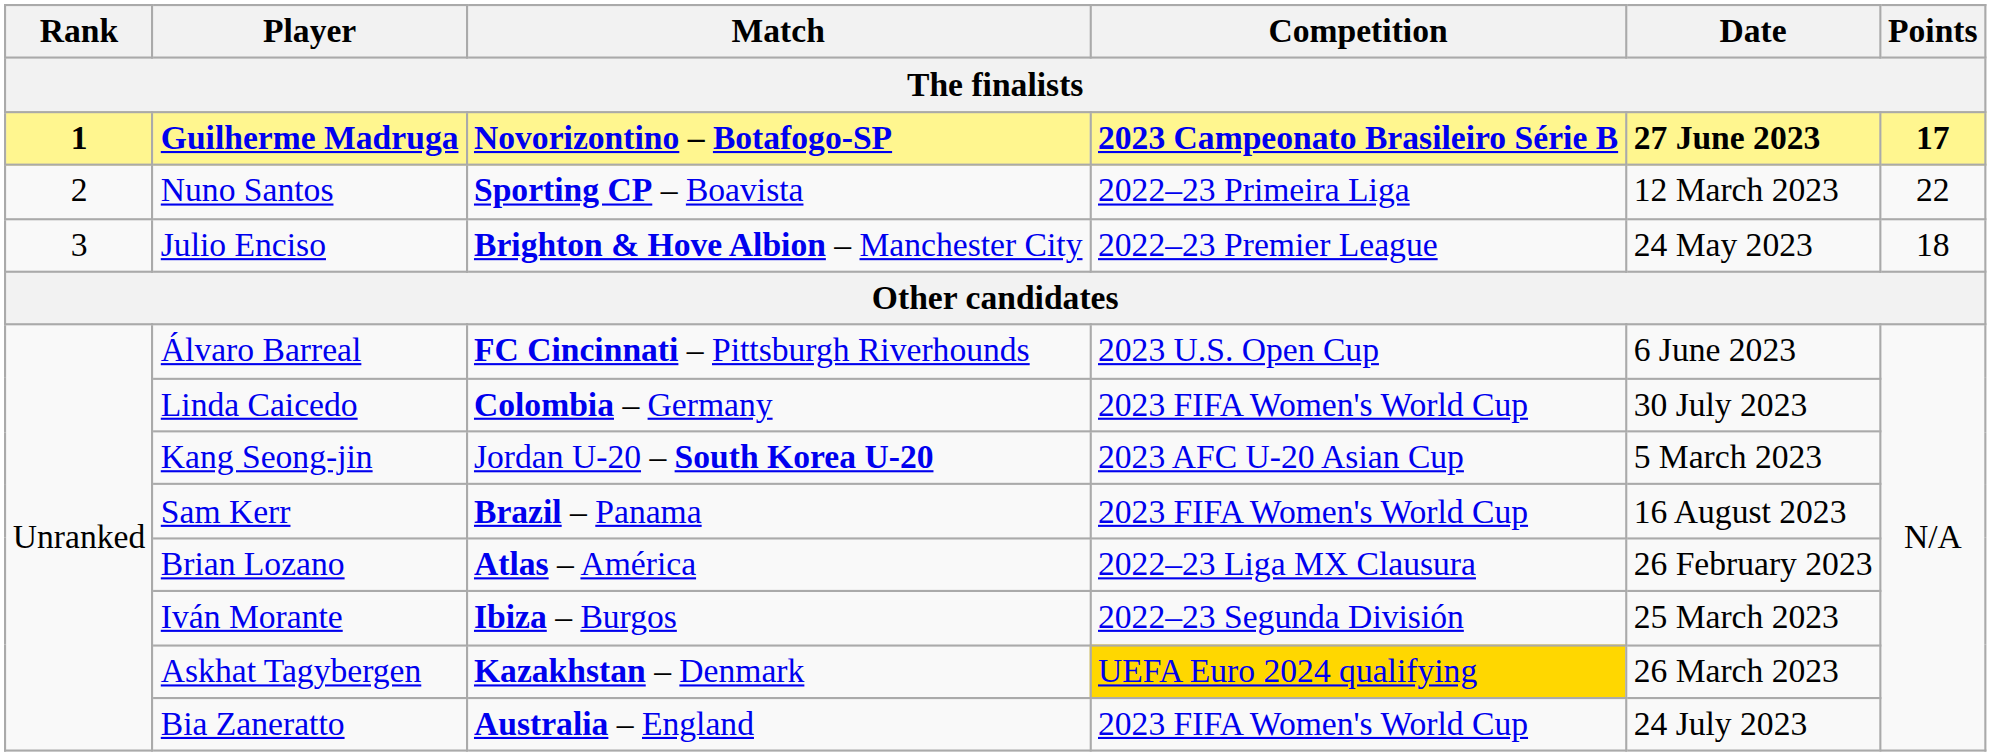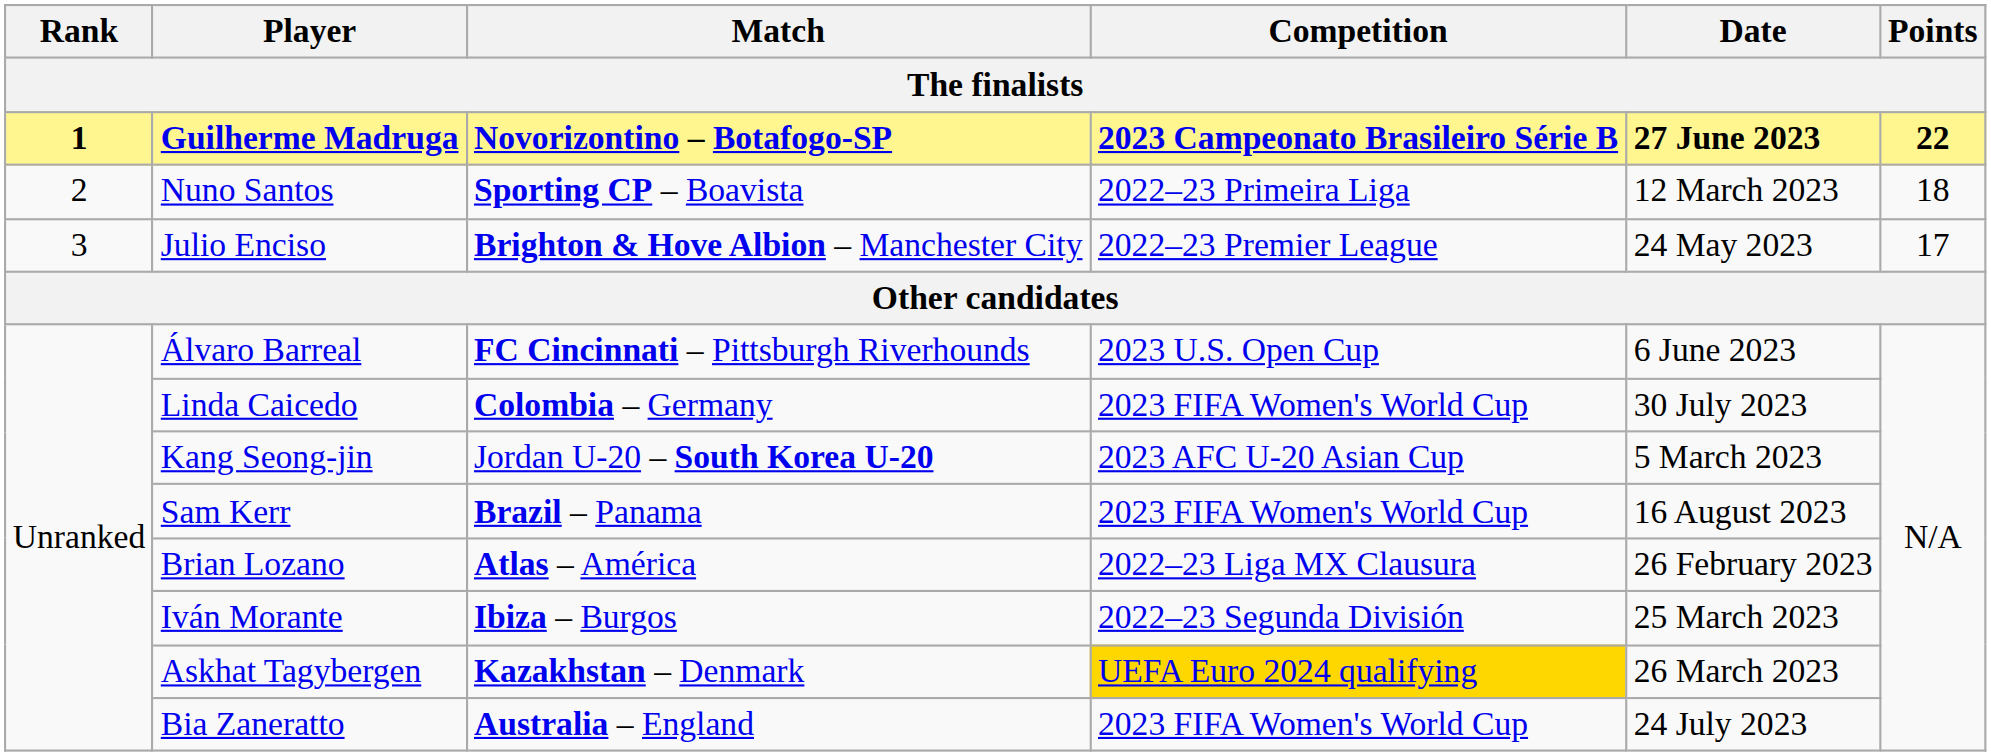(1933, 137) 17 -> (1933, 137) 22
(1933, 191) 22 -> (1933, 191) 18
(1933, 244) 18 -> (1933, 244) 17
